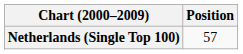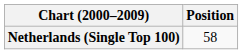(210, 37) 57 -> (210, 37) 58
